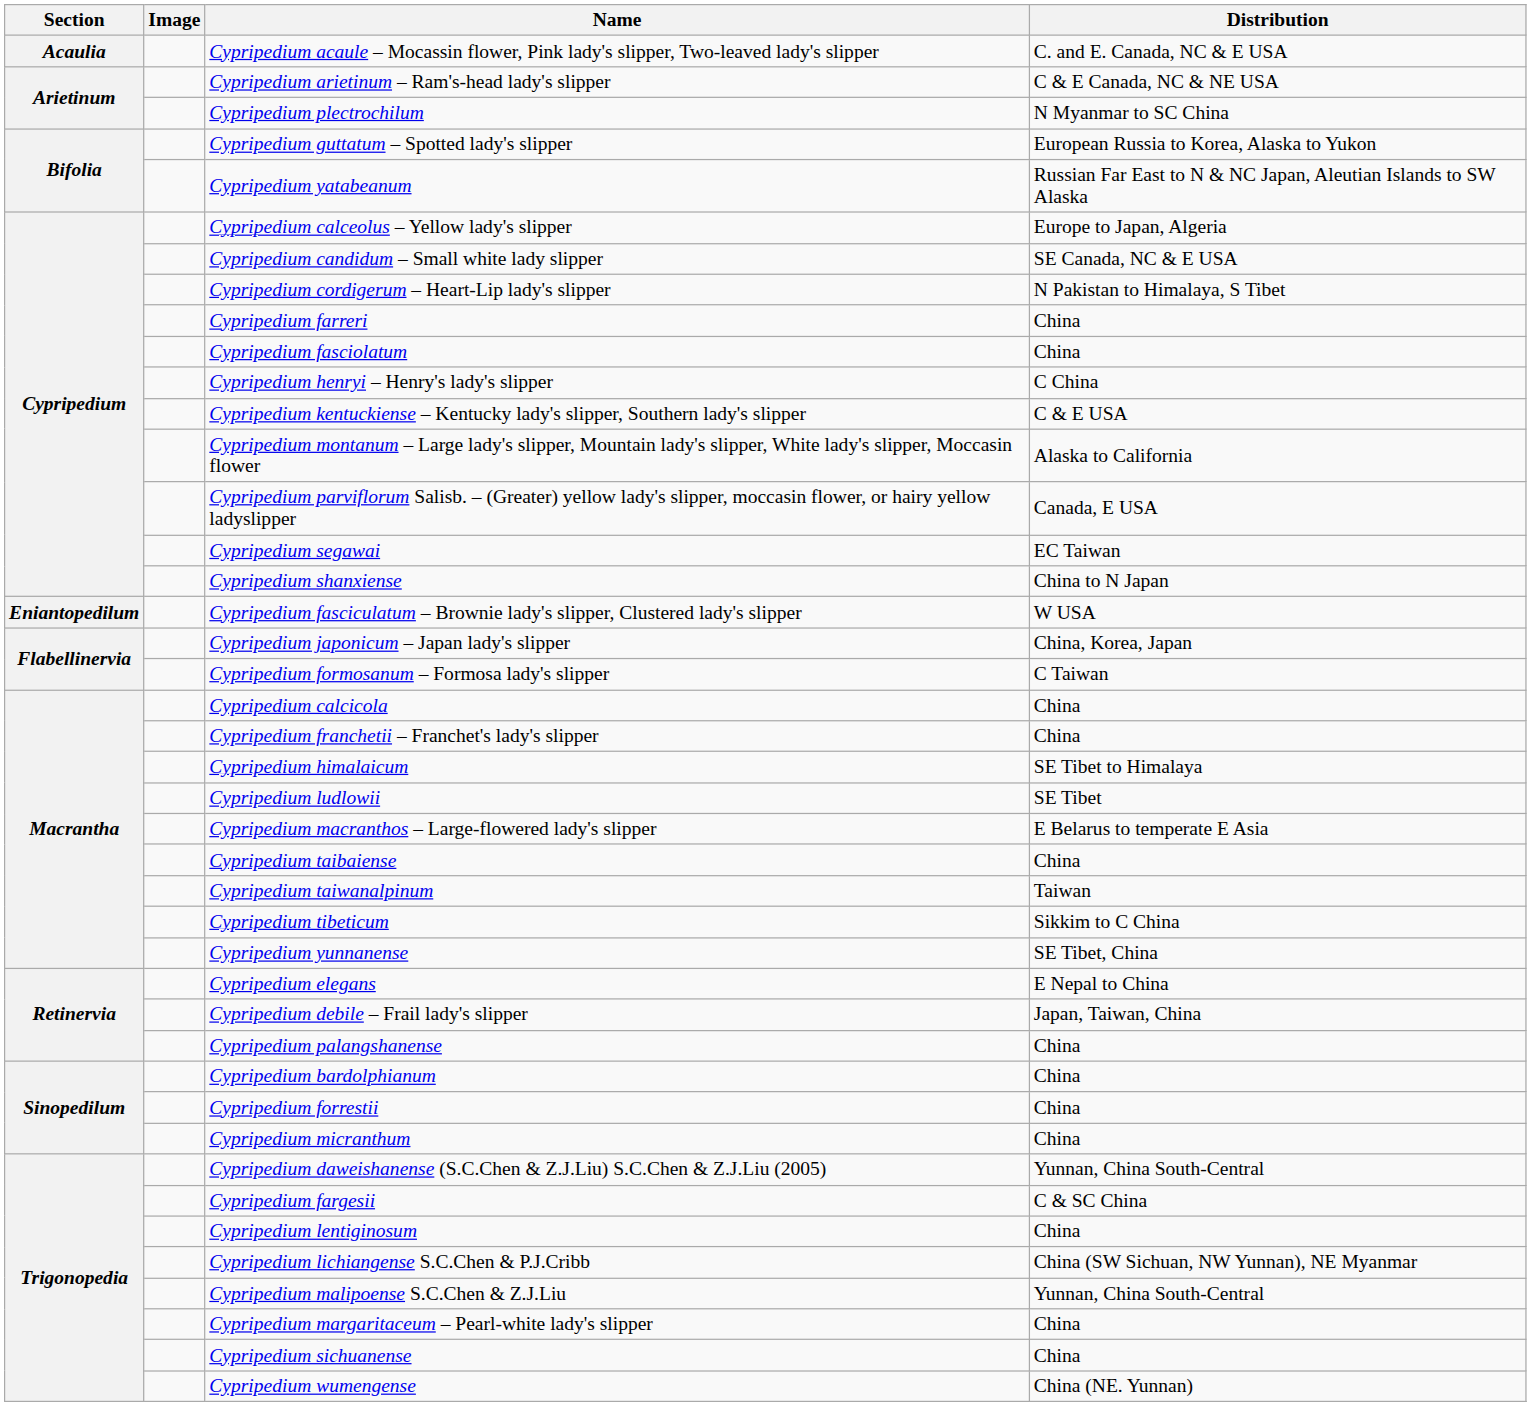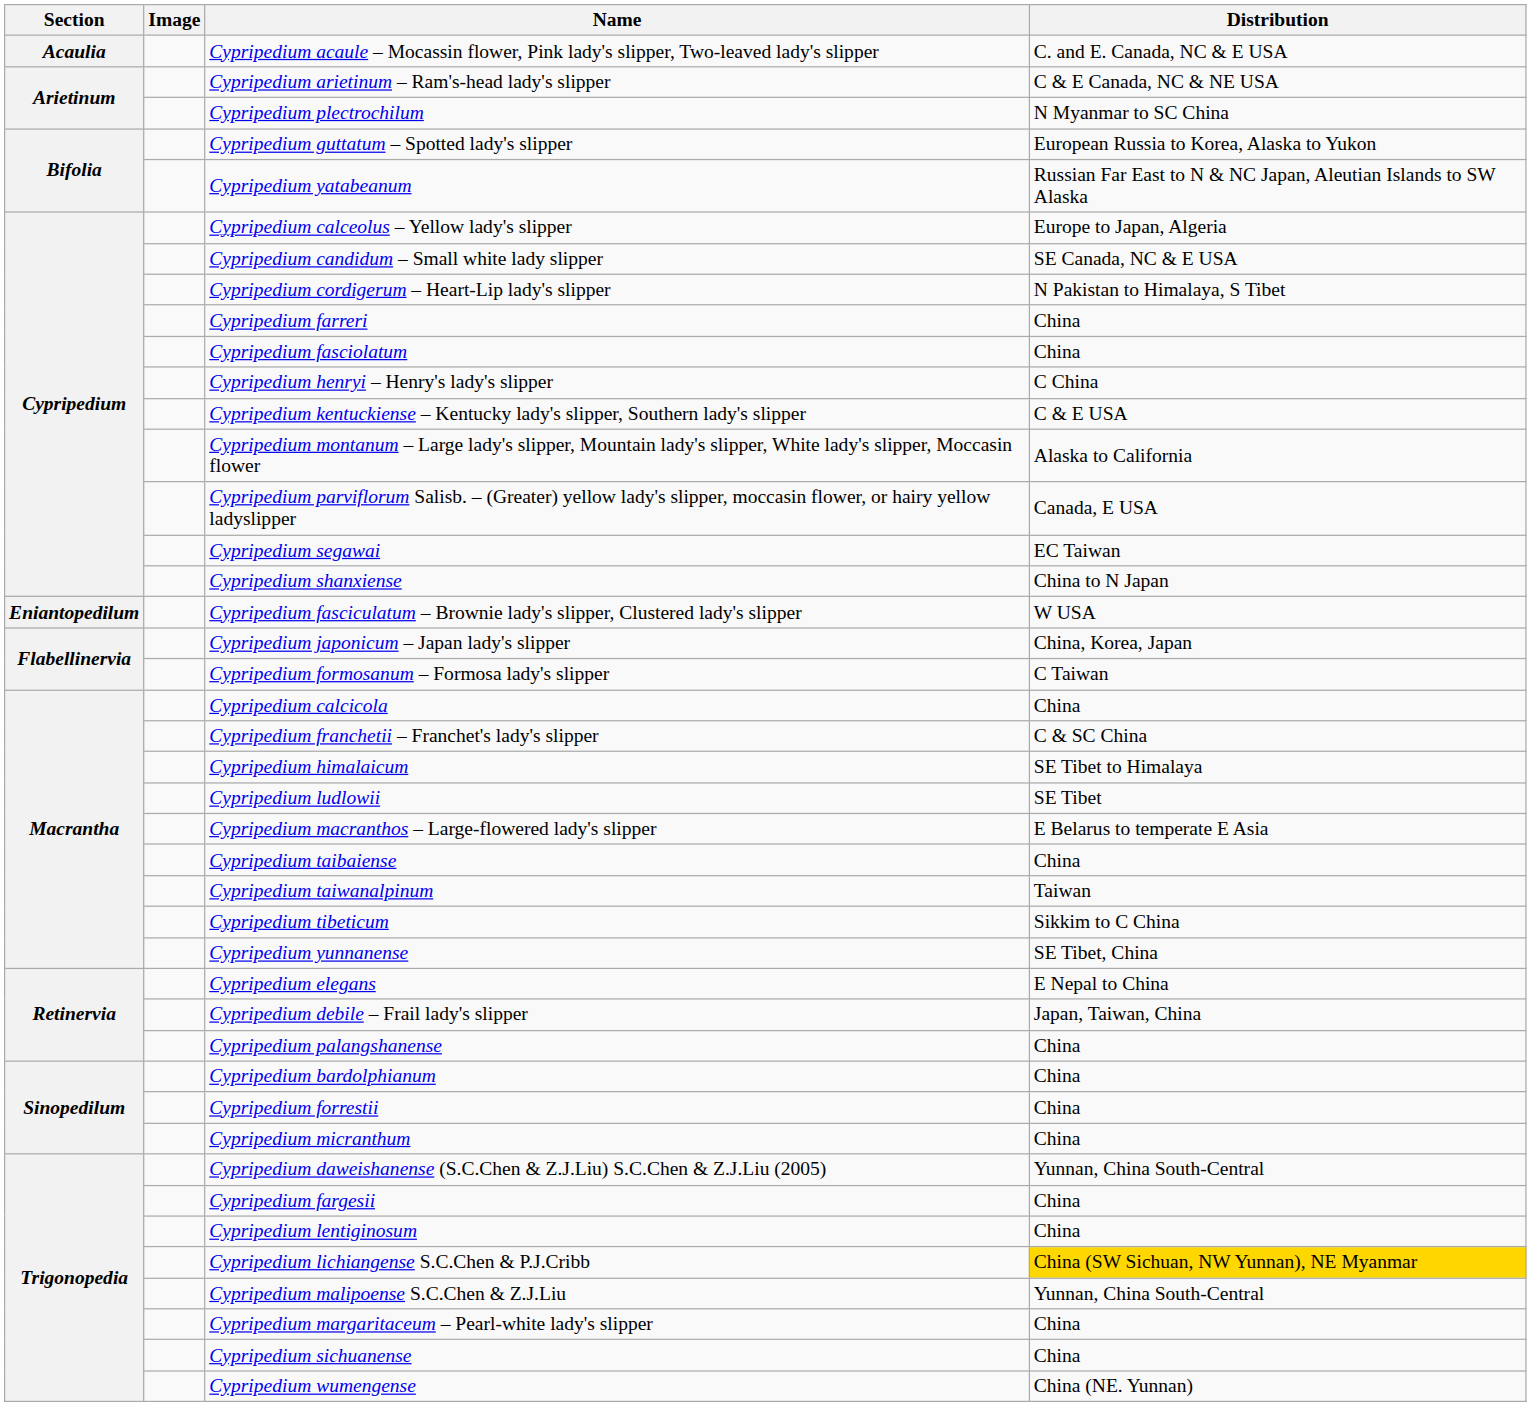(1057, 735) China -> (1090, 735) C & SC China
(1090, 1200) C & SC China -> (1057, 1200) China
(1226, 1262) no background -> (1226, 1262) gold background
